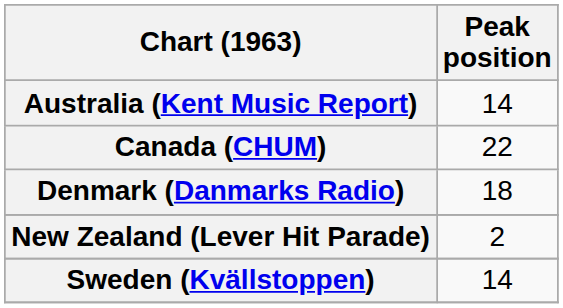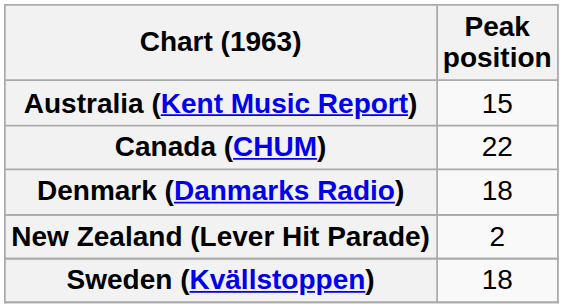(497, 102) 14 -> (497, 102) 15
(497, 280) 14 -> (497, 280) 18
